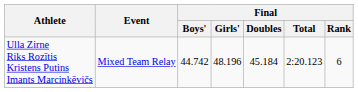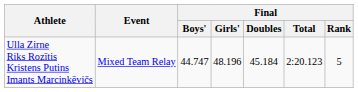(195, 62) 44.742 -> (195, 62) 44.747
(339, 62) 6 -> (339, 62) 5
